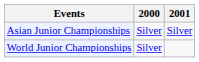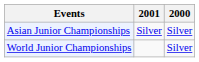columns swapped: (149, 13) <-> (180, 13)
